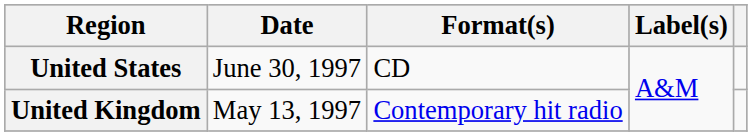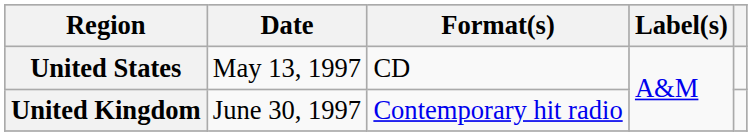(287, 67) June 30, 1997 -> (287, 67) May 13, 1997
(287, 109) May 13, 1997 -> (287, 109) June 30, 1997
